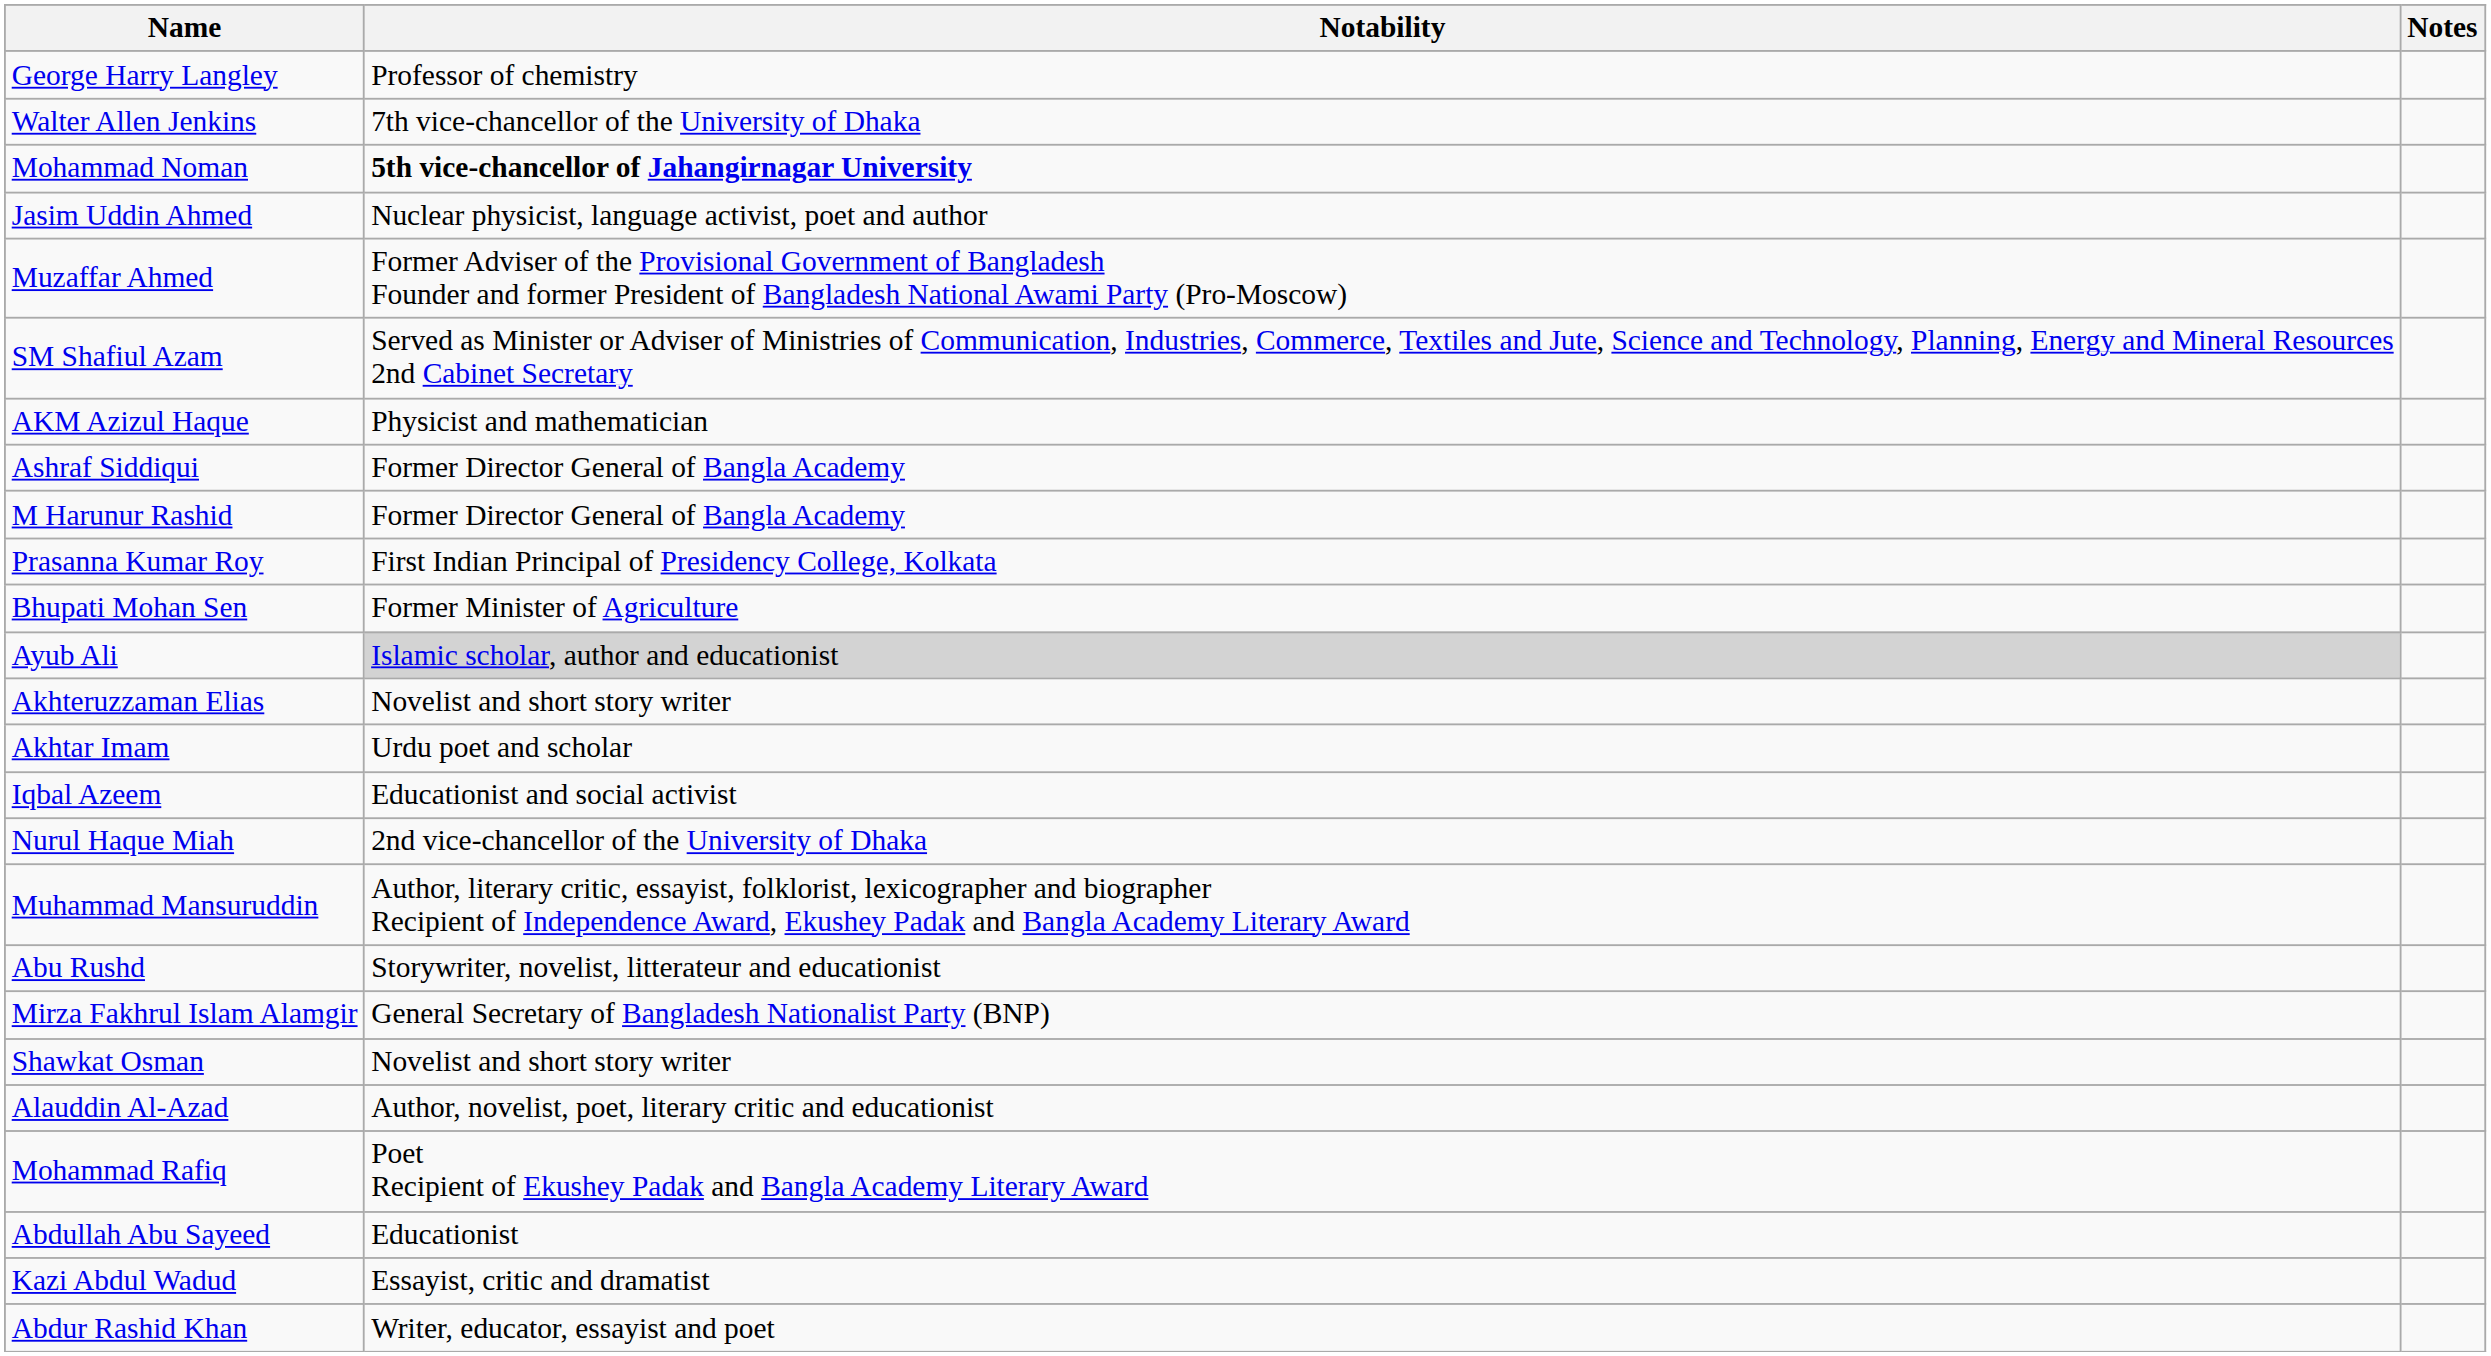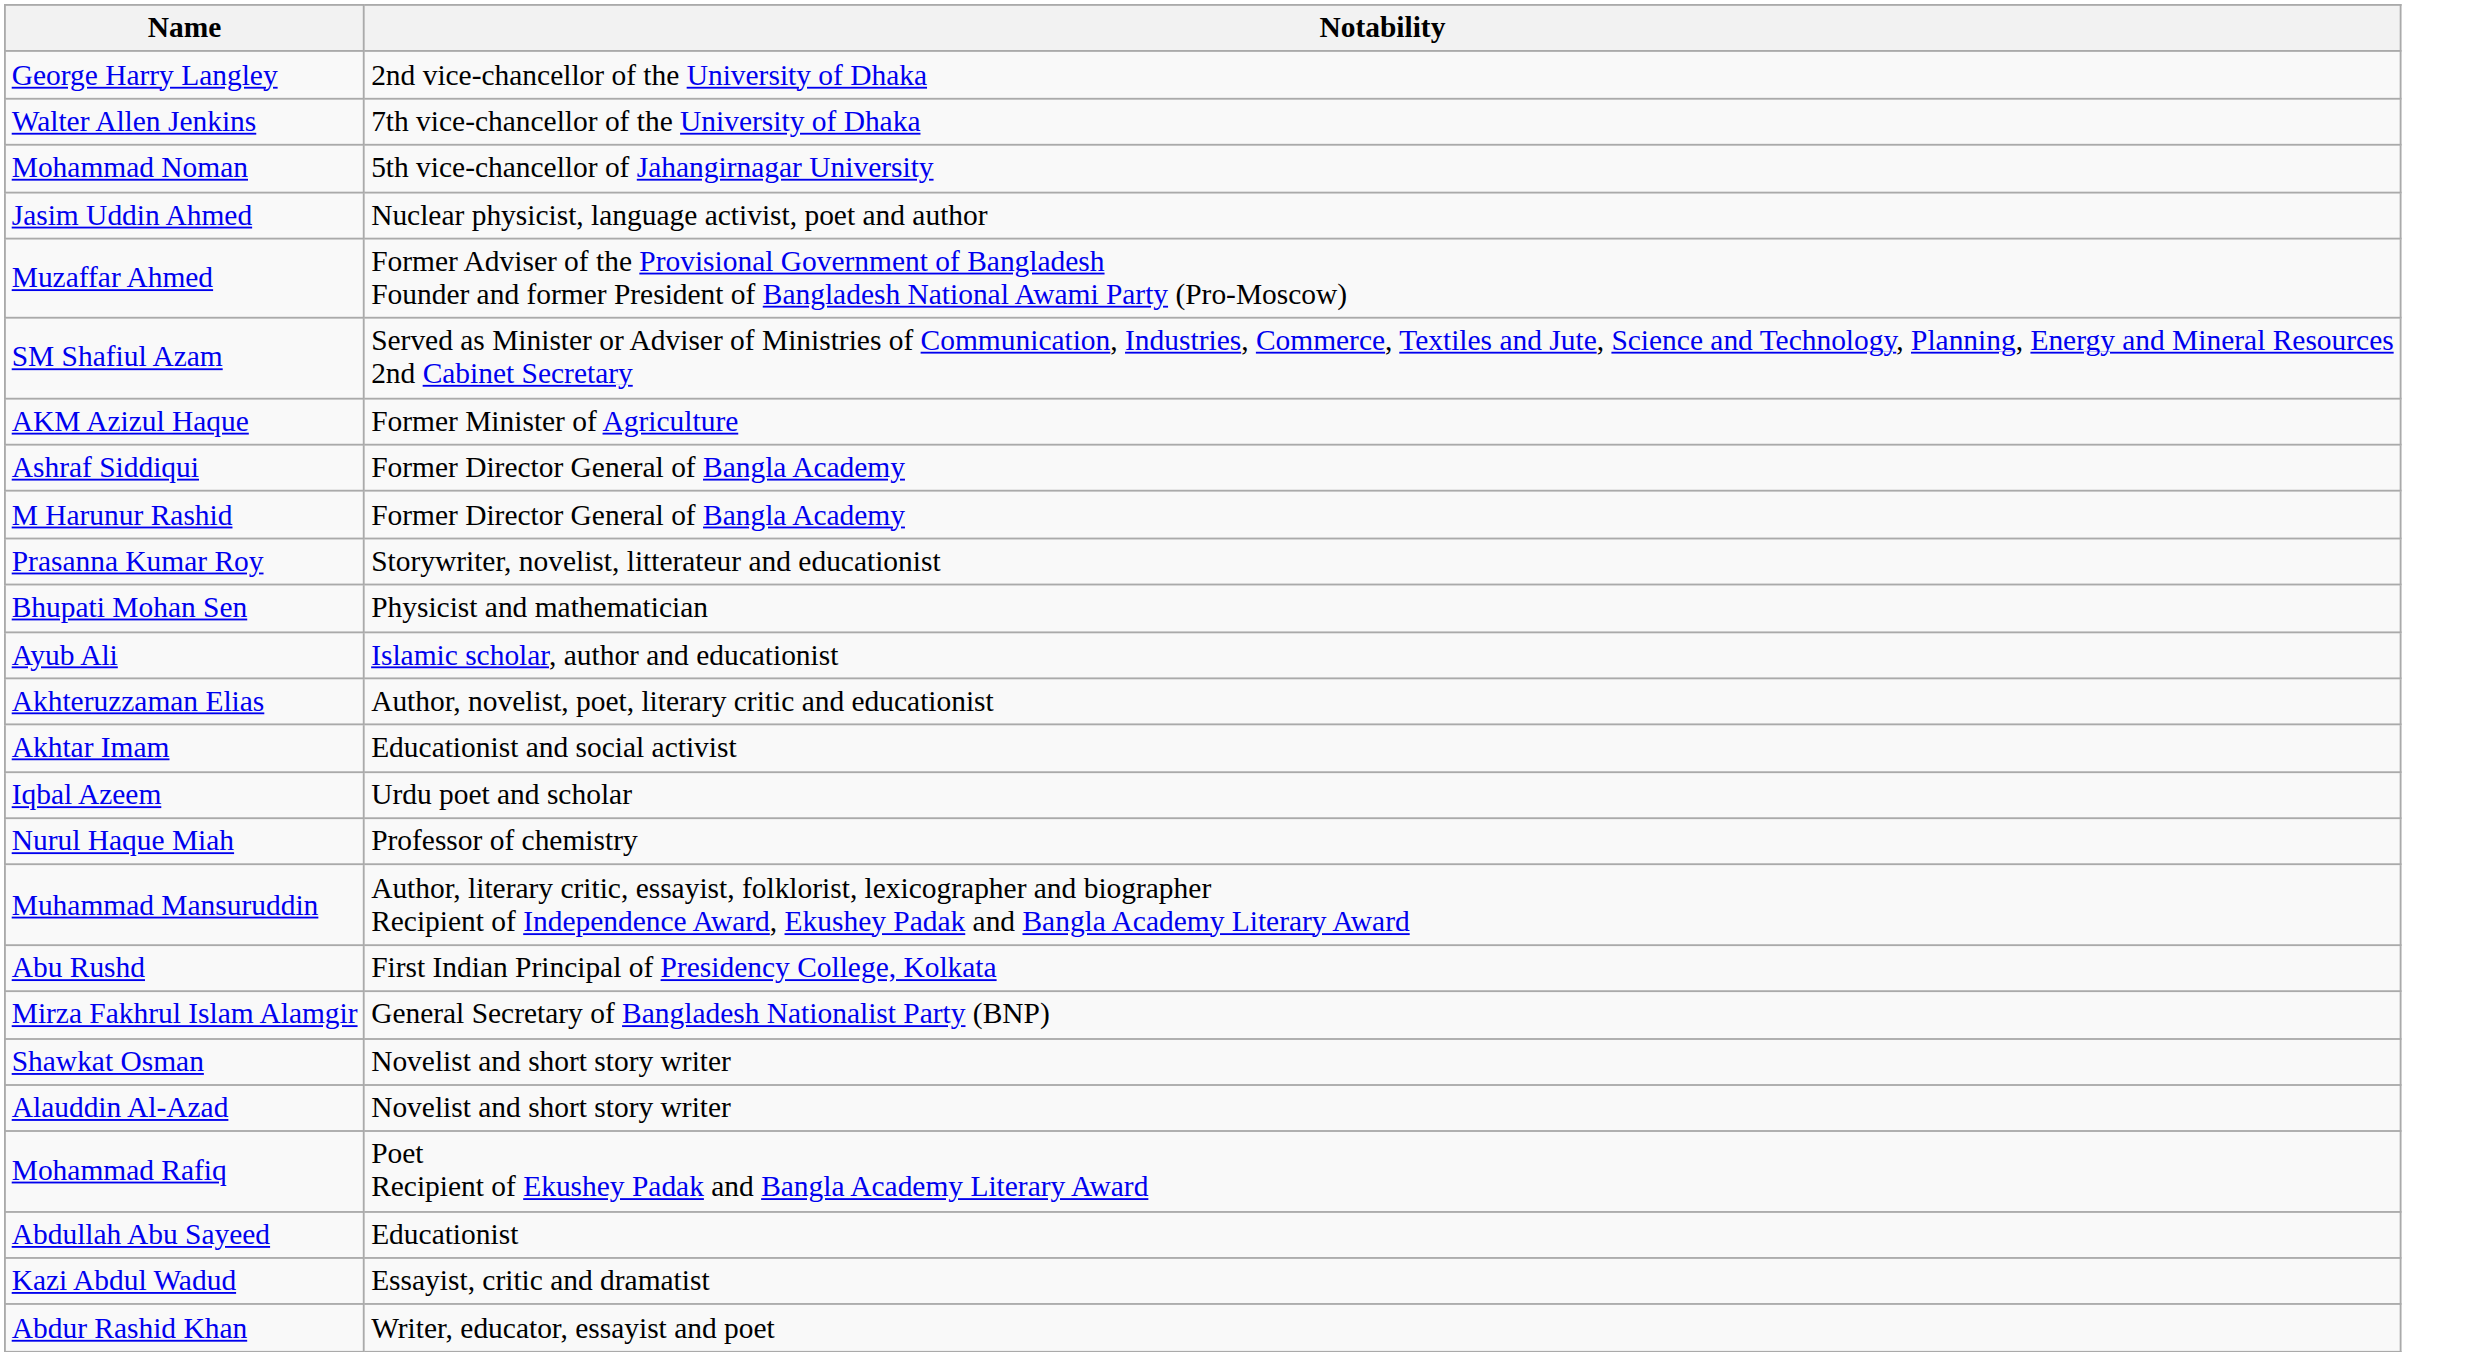- column: (2442, 27)
(504, 74) Professor of chemistry -> (649, 74) 2nd vice-chancellor of the University of Dhaka
(672, 167) bold -> (652, 167) normal
(540, 420) Physicist and mathematician -> (555, 420) Former Minister of Agriculture
(684, 560) First Indian Principal of Presidency College, Kolkata -> (656, 560) Storywriter, novelist, litterateur and educationist
(555, 607) Former Minister of Agriculture -> (540, 607) Physicist and mathematician
(605, 654) lightgrey background -> (605, 654) no background
(551, 701) Novelist and short story writer -> (682, 701) Author, novelist, poet, literary critic and educationist
(502, 747) Urdu poet and scholar -> (554, 747) Educationist and social activist
(554, 794) Educationist and social activist -> (502, 794) Urdu poet and scholar
(649, 841) 2nd vice-chancellor of the University of Dhaka -> (504, 841) Professor of chemistry
(656, 967) Storywriter, novelist, litterateur and educationist -> (684, 967) First Indian Principal of Presidency College, Kolkata
(682, 1107) Author, novelist, poet, literary critic and educationist -> (551, 1107) Novelist and short story writer
